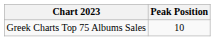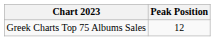(179, 28) 10 -> (179, 28) 12
